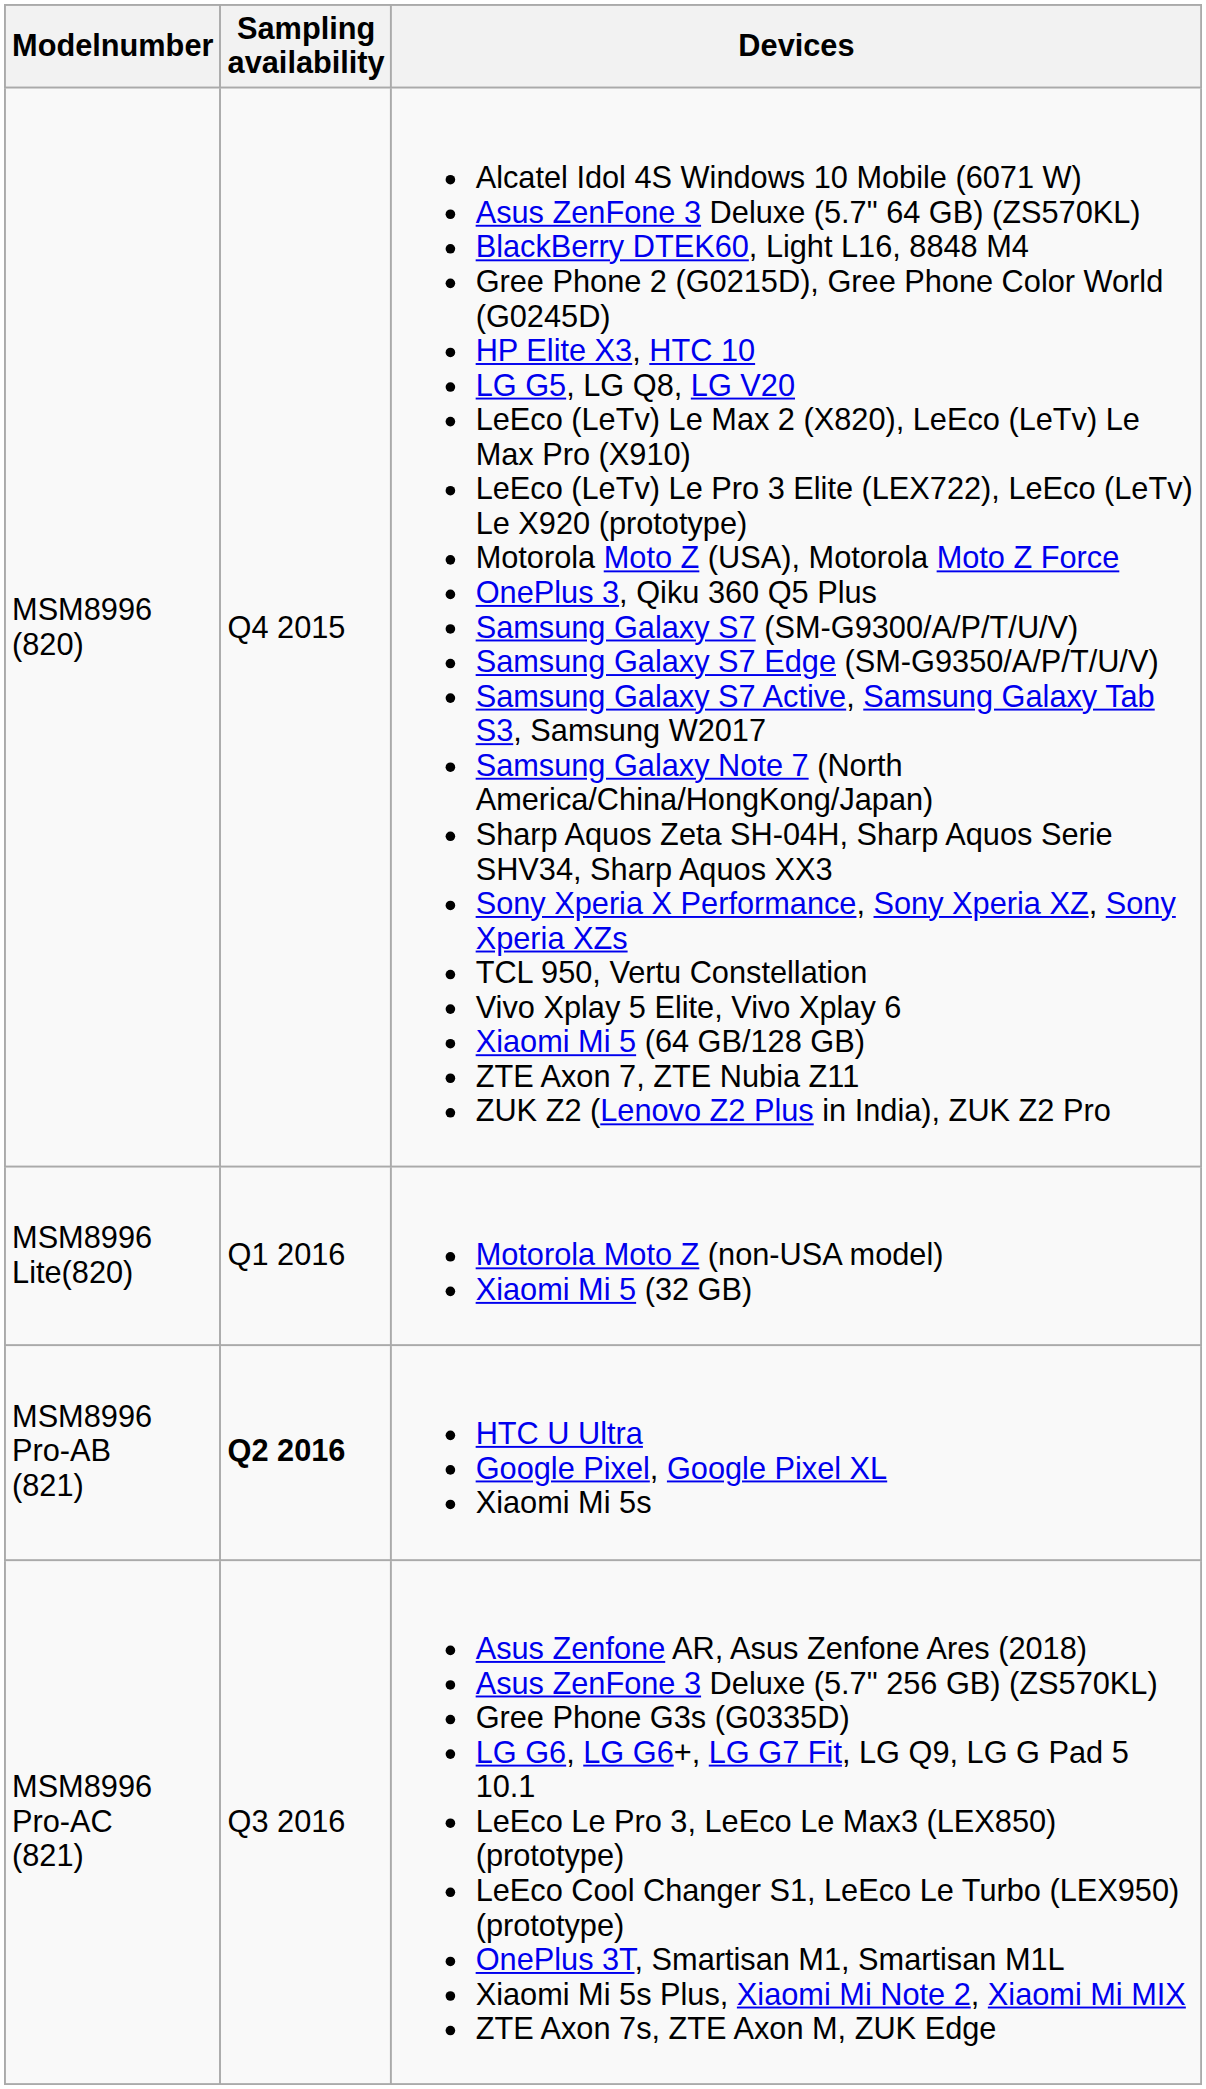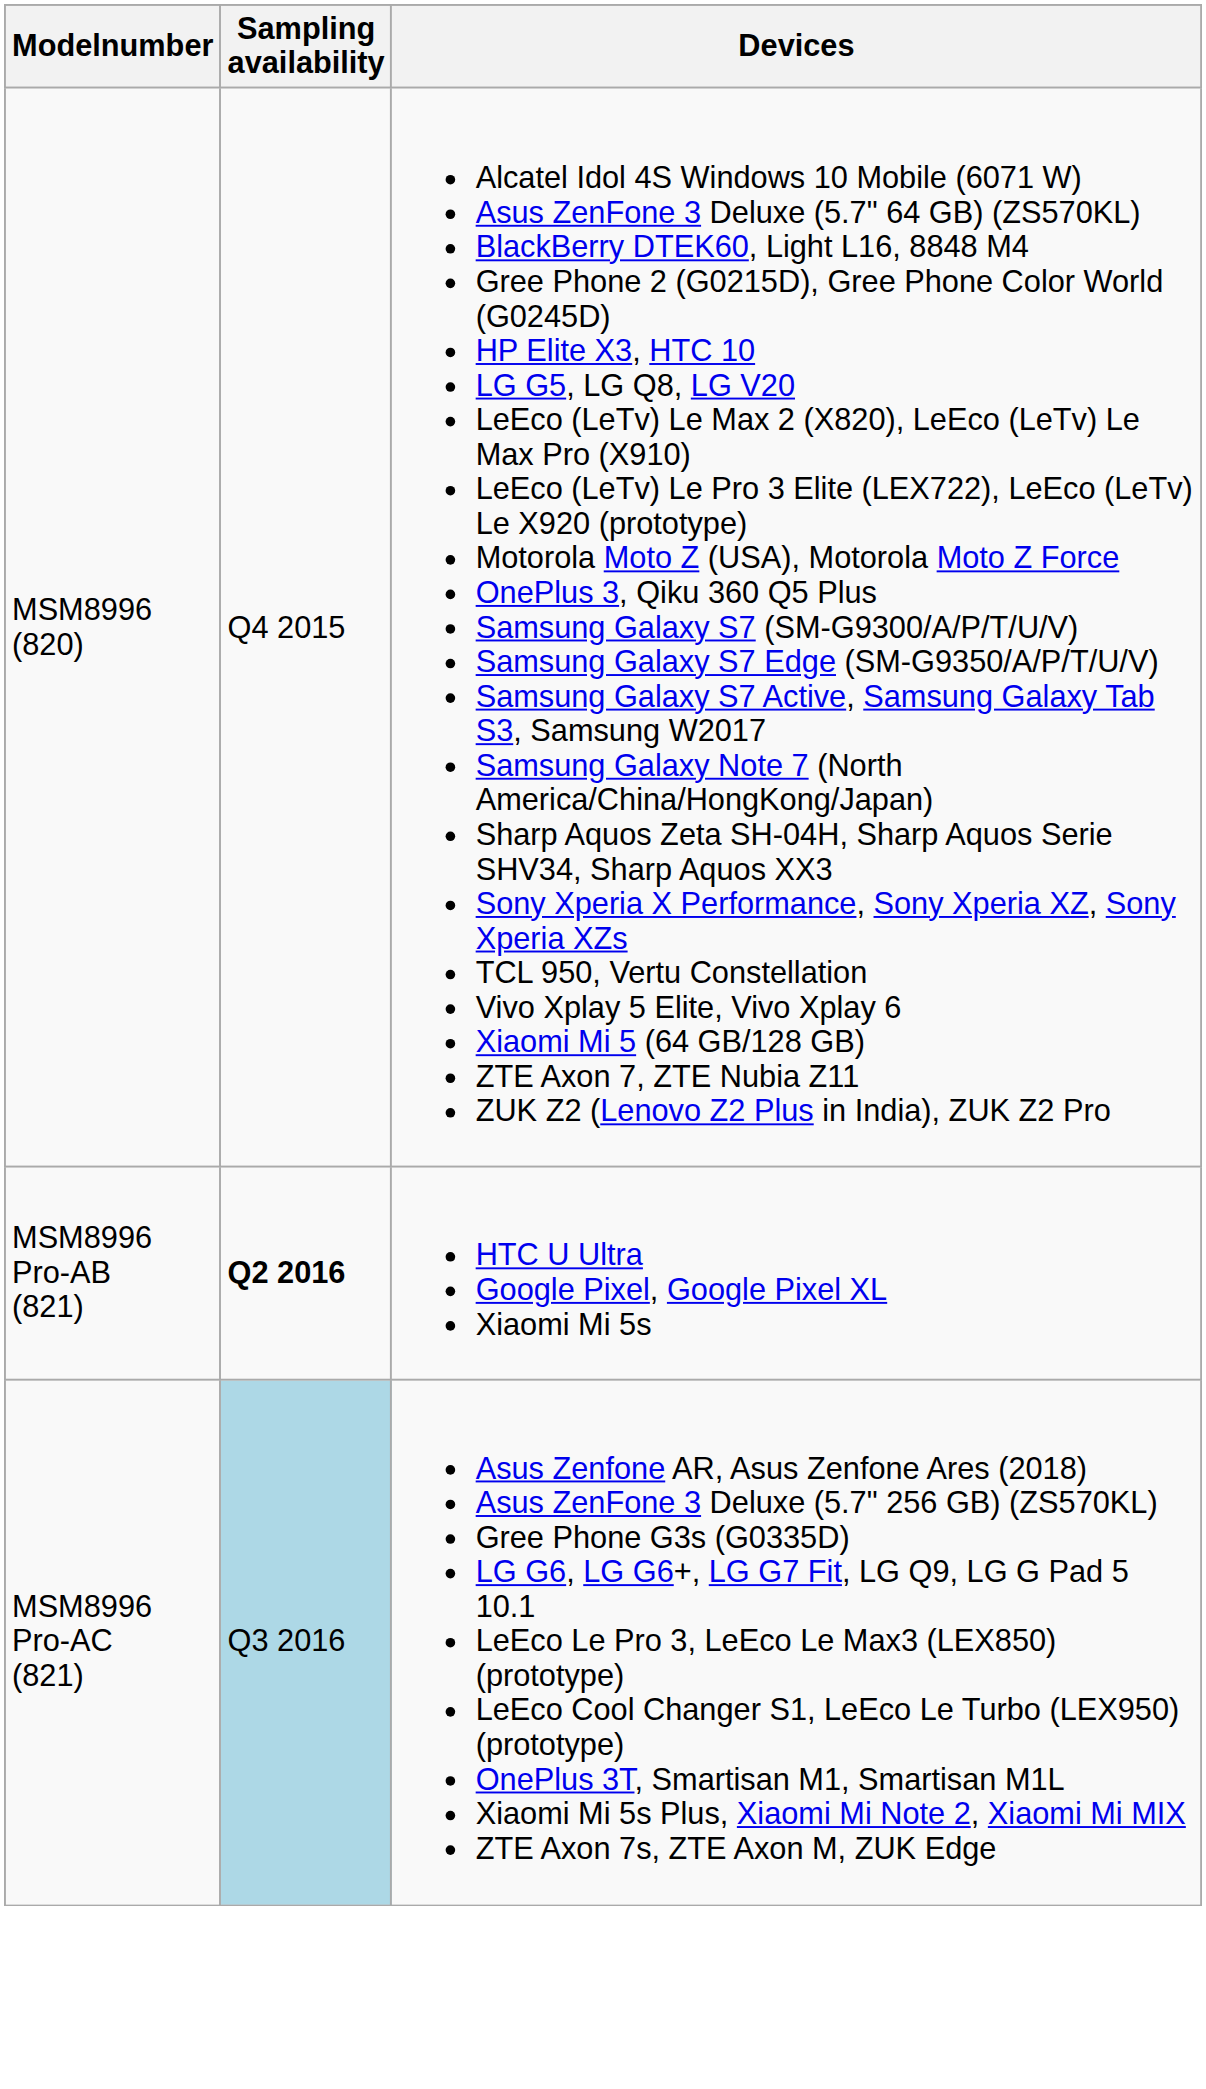- row: (82, 1255)
(287, 1821) no background -> (287, 1641) lightblue background
